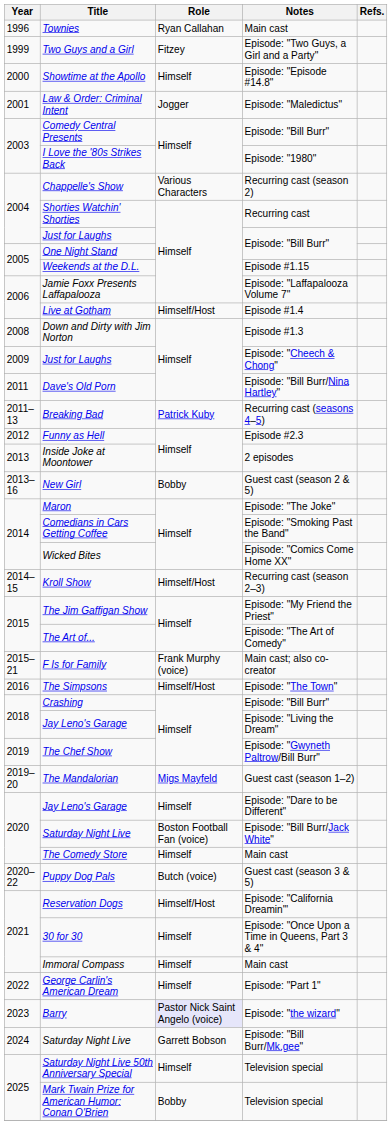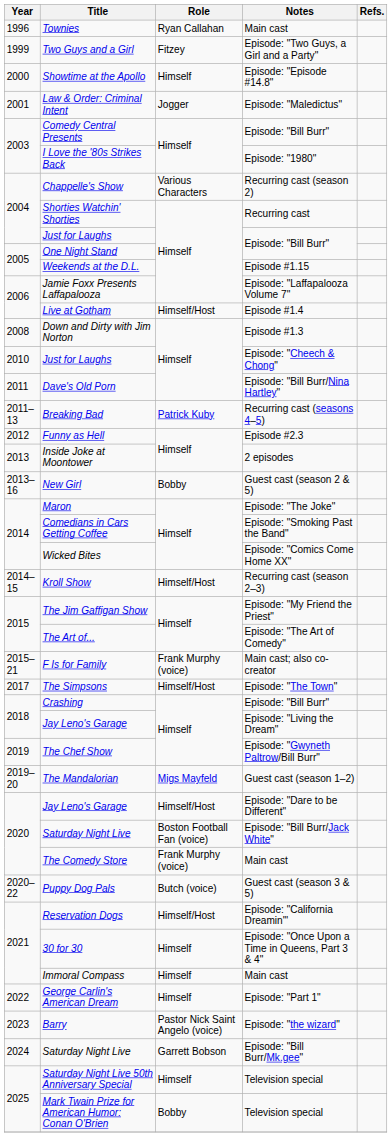(18, 360) 2009 -> (18, 360) 2010
(18, 686) 2016 -> (18, 686) 2017
(175, 806) Himself -> (186, 806) Himself/Host
(175, 855) Himself -> (189, 861) Frank Murphy (voice)
(196, 1013) lavender background -> (196, 1025) no background
